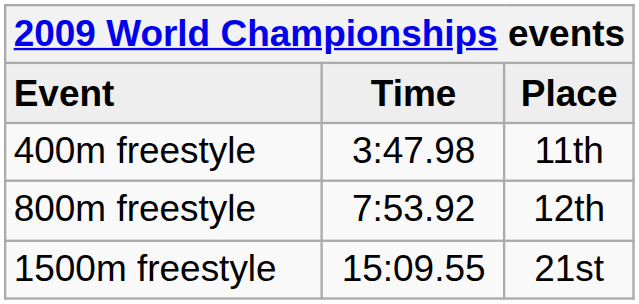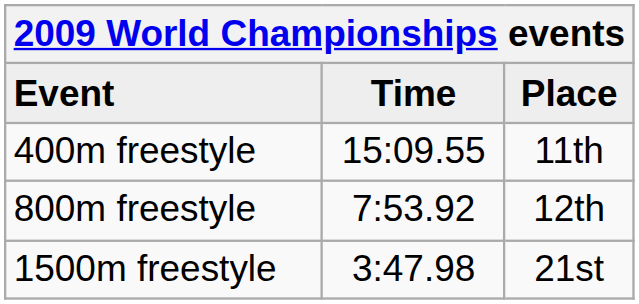(414, 151) 3:47.98 -> (414, 151) 15:09.55
(414, 268) 15:09.55 -> (414, 268) 3:47.98
